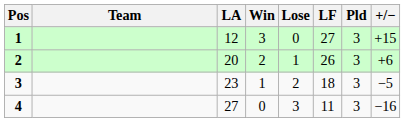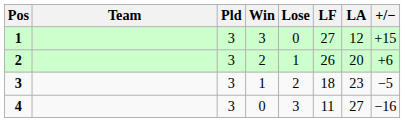columns swapped: (356, 15) <-> (231, 15)
